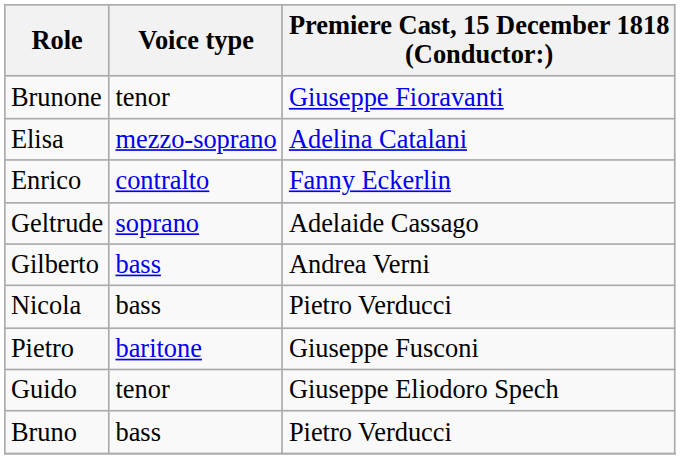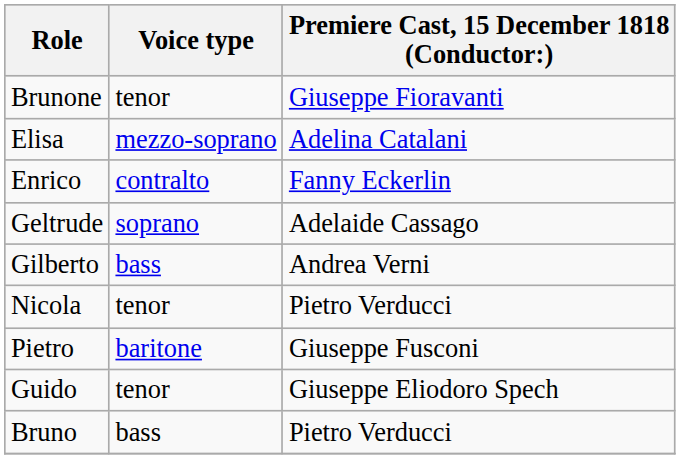(138, 306) bass -> (143, 306) tenor
